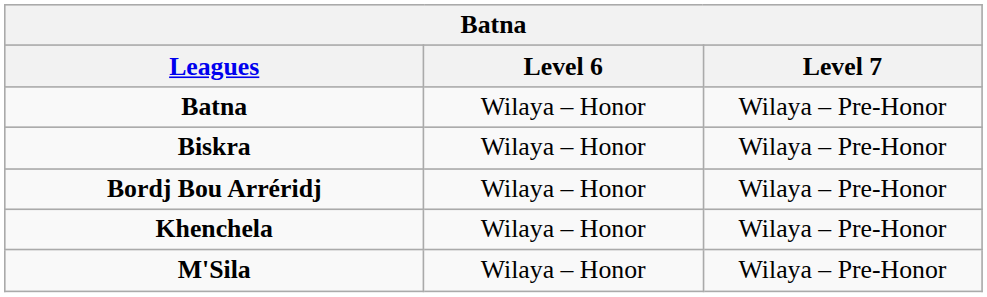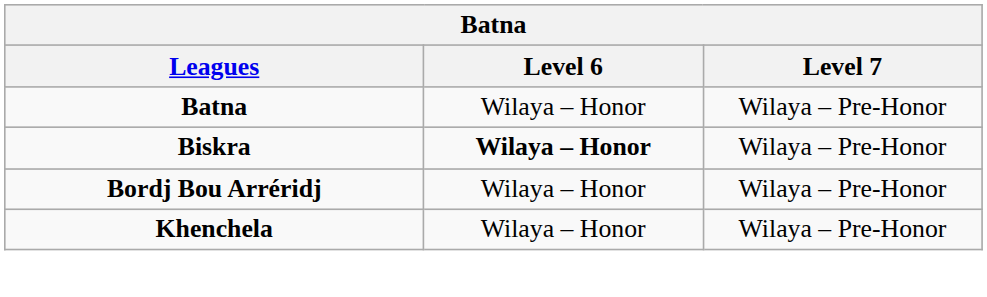(563, 147) normal -> (563, 147) bold
- row: (214, 270)
